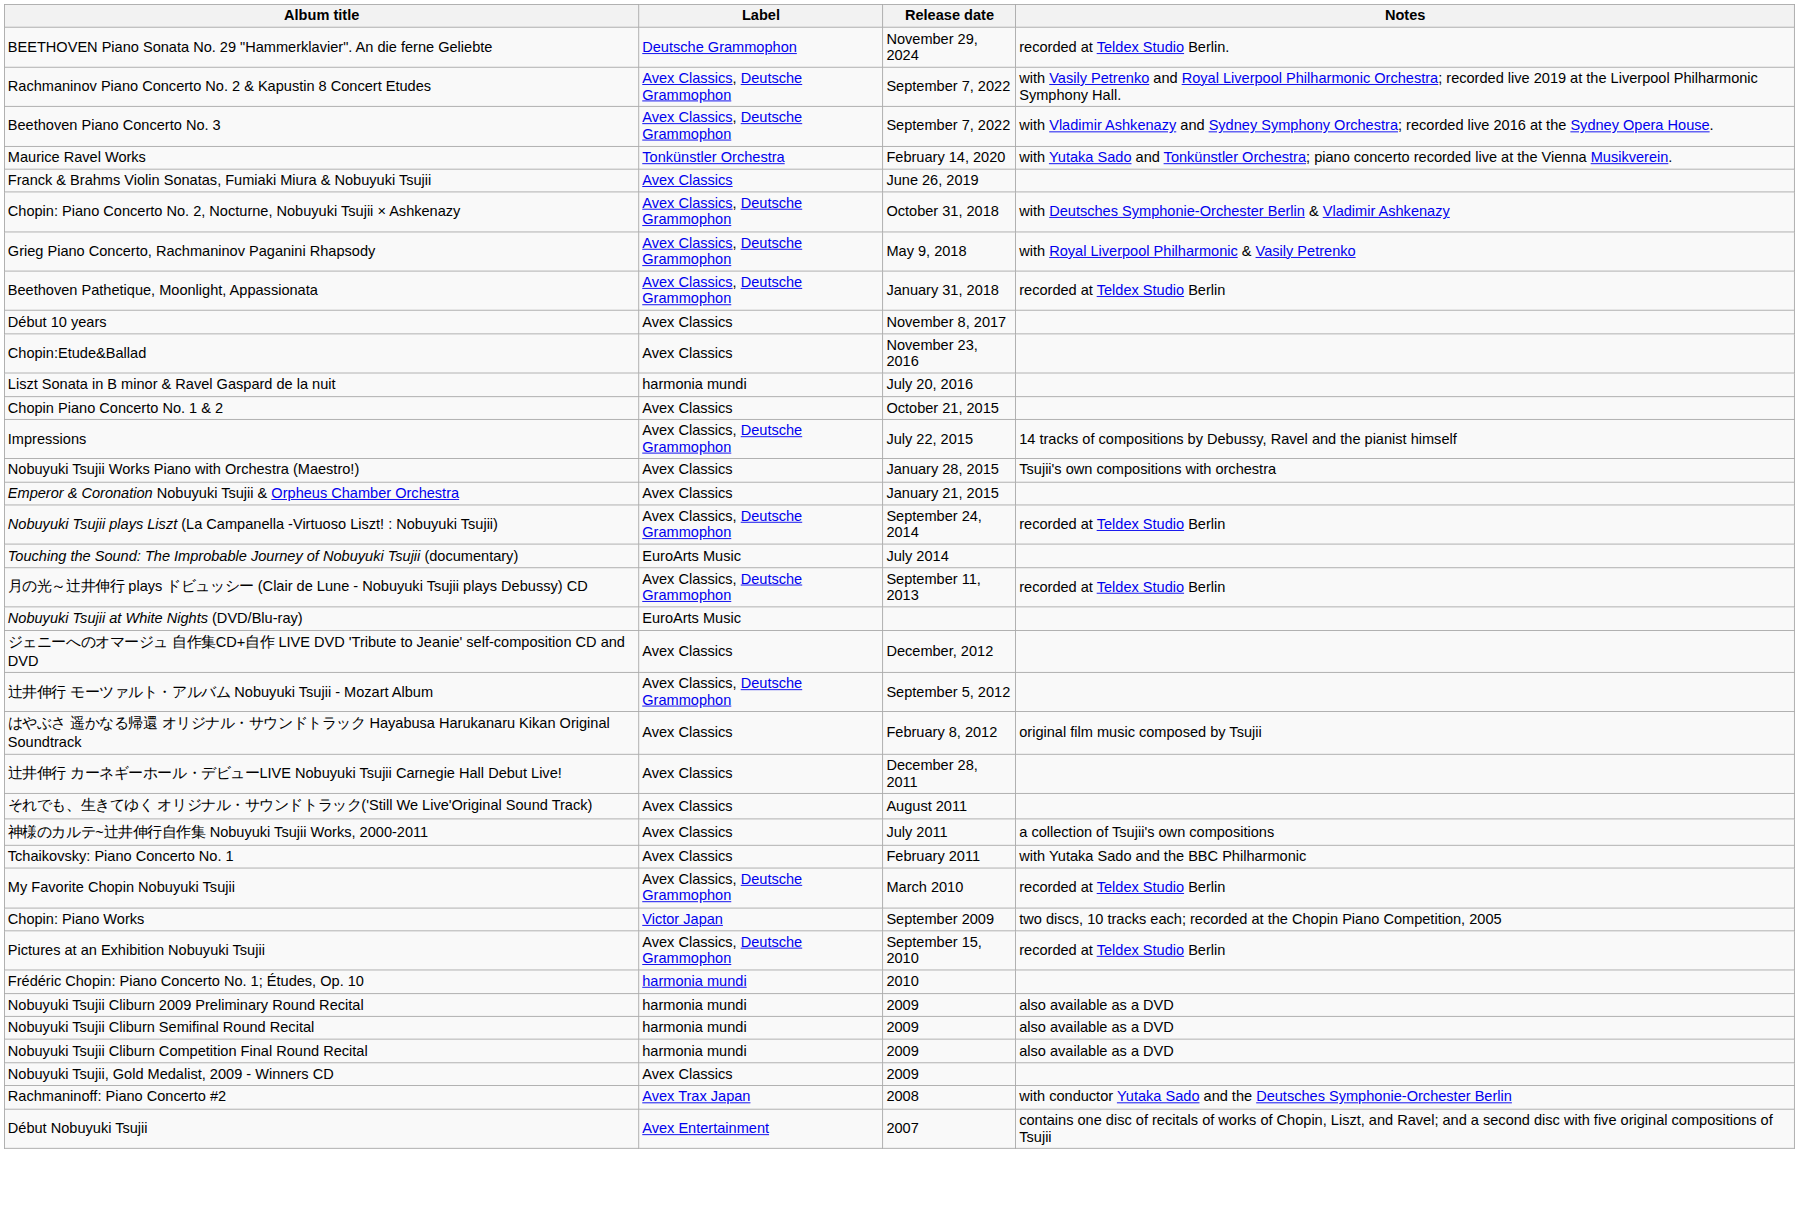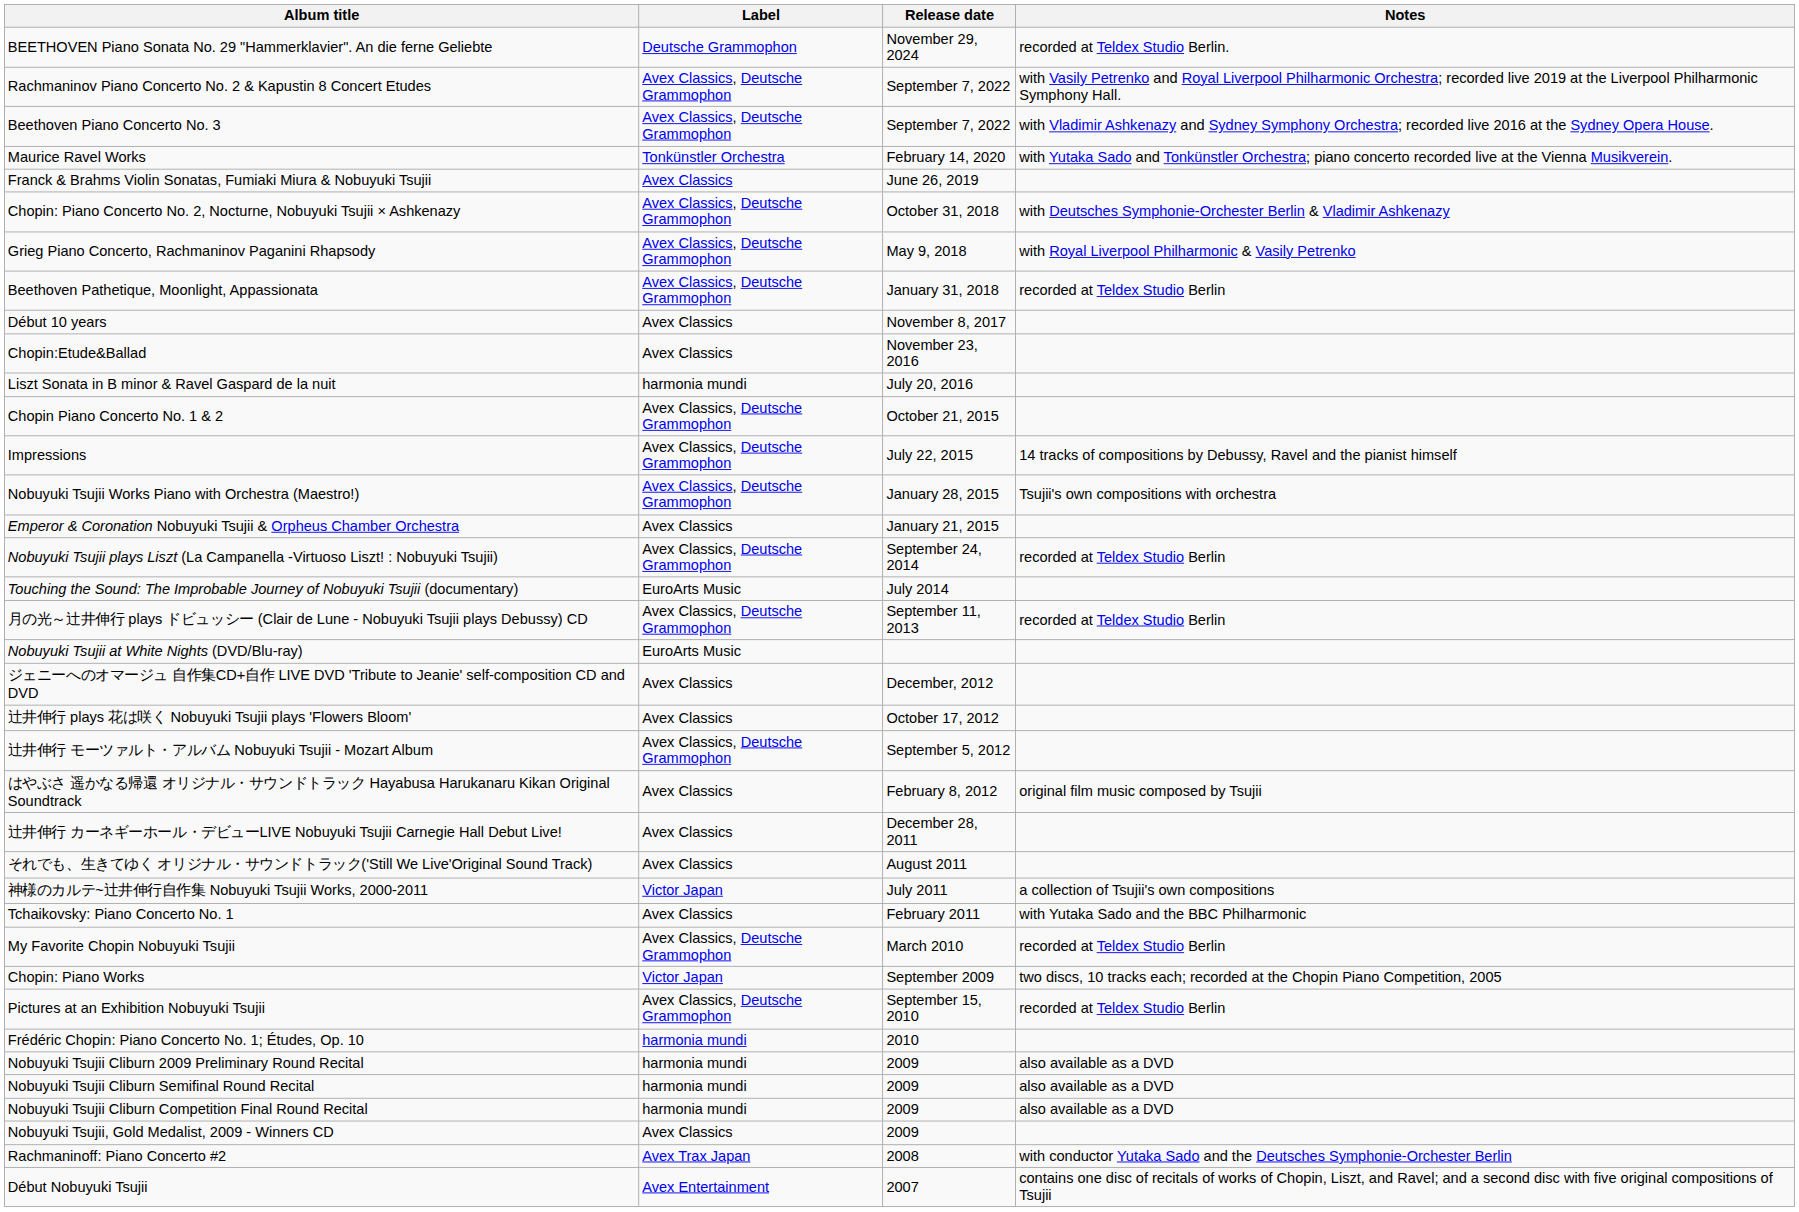(687, 407) Avex Classics -> (722, 415) Avex Classics, Deutsche Grammophon
(687, 470) Avex Classics -> (722, 494) Avex Classics, Deutsche Grammophon
+ row: (209, 717)
(687, 832) Avex Classics -> (683, 890) Victor Japan
